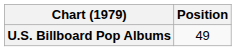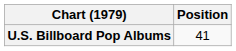(203, 35) 49 -> (203, 35) 41
